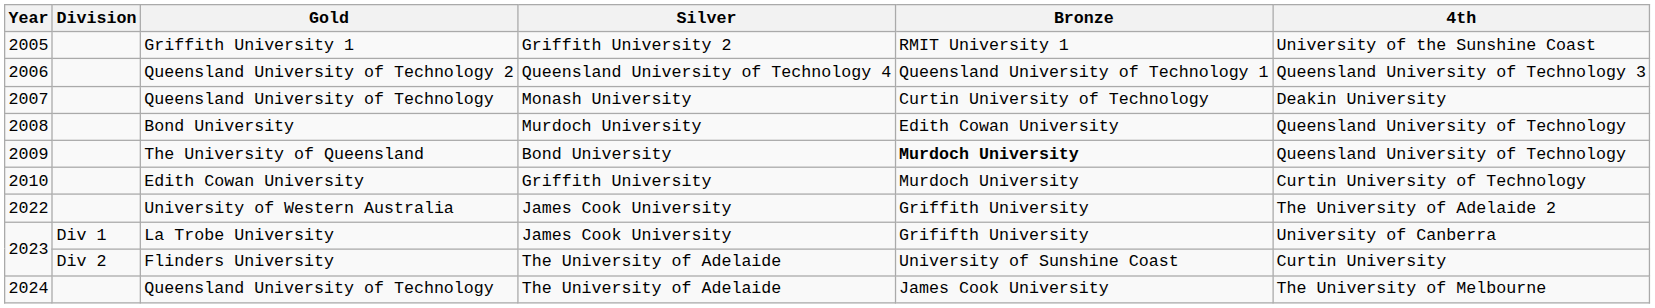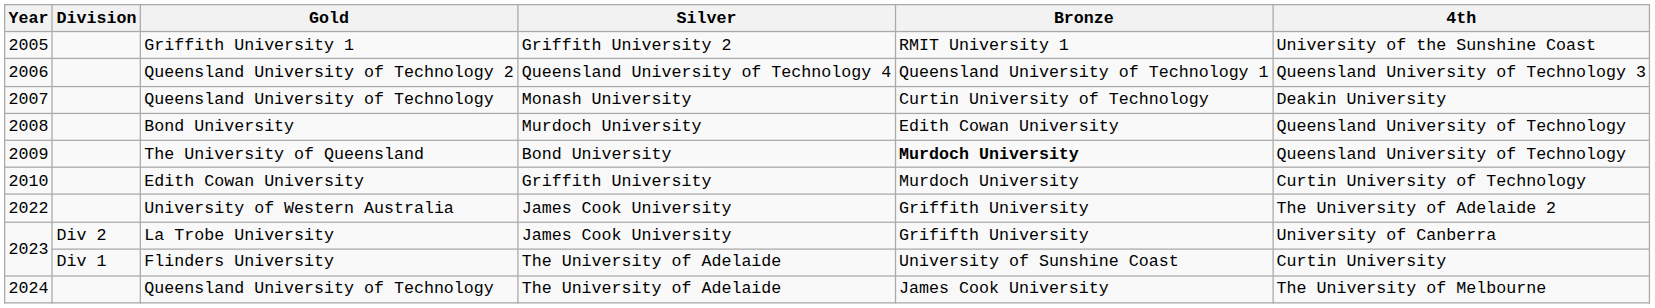(81, 235) Div 1 -> (81, 235) Div 2
(81, 262) Div 2 -> (81, 262) Div 1
